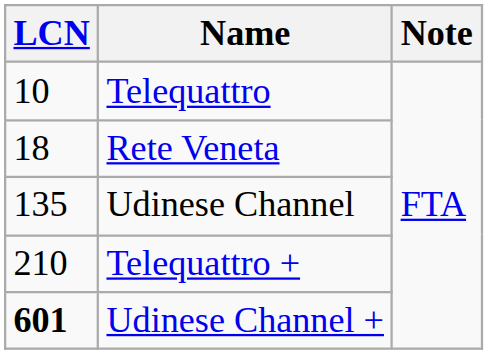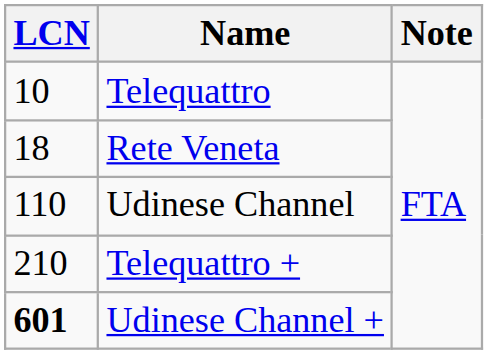(41, 205) 135 -> (40, 205) 110
